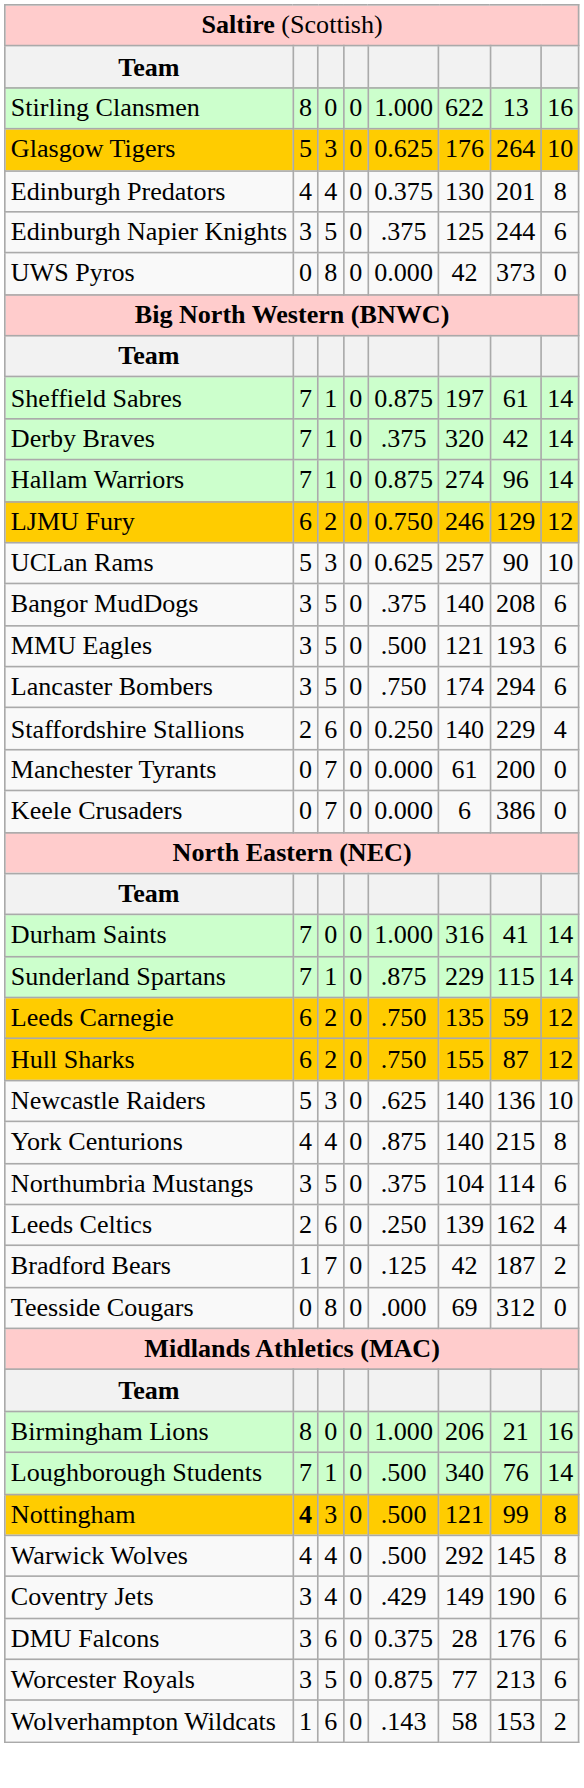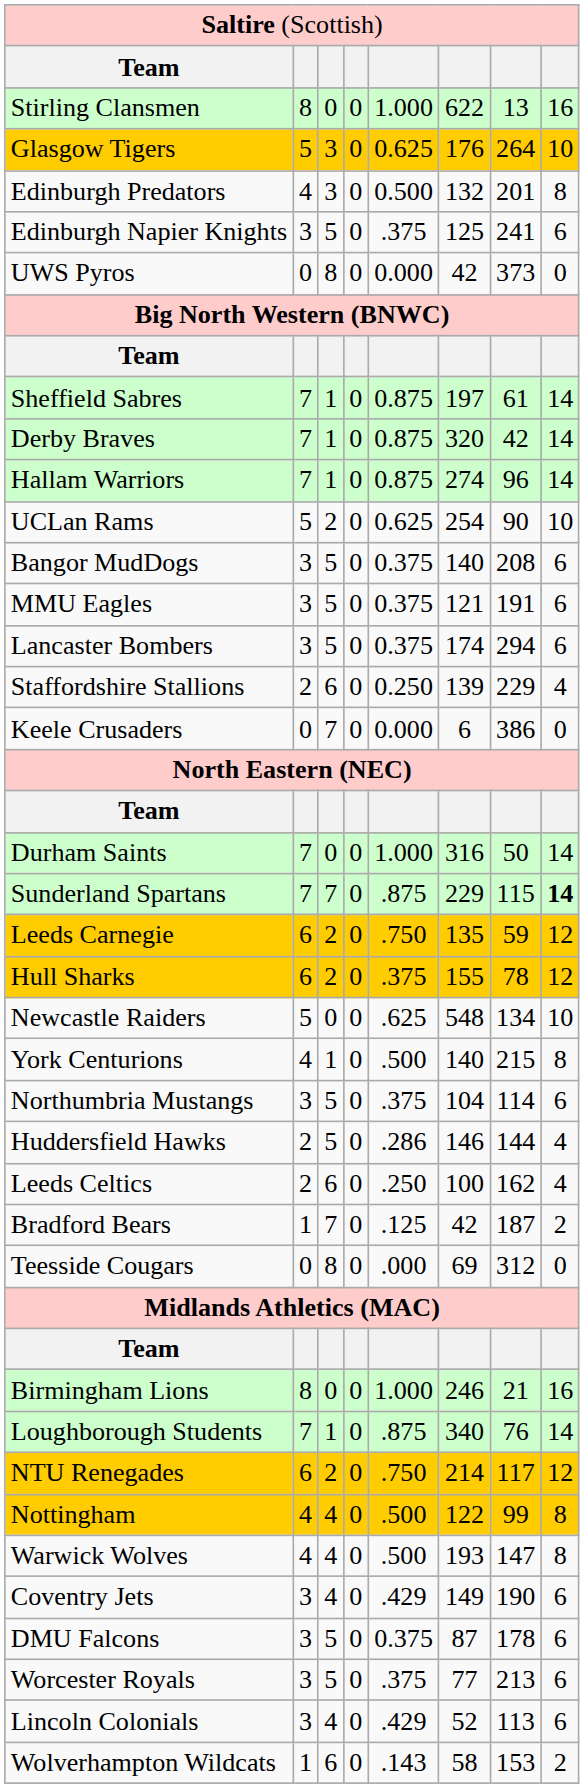(331, 190) 4 -> (331, 190) 3
(404, 190) 0.375 -> (404, 190) 0.500
(465, 190) 130 -> (465, 190) 132
(516, 231) 244 -> (516, 231) 241
(404, 438) .375 -> (404, 438) 0.875
- row: (73, 521)
(331, 562) 3 -> (331, 521) 2
(465, 562) 257 -> (465, 521) 254
(404, 604) .375 -> (404, 562) 0.375
(404, 645) .500 -> (404, 604) 0.375
(516, 645) 193 -> (516, 604) 191
(404, 686) .750 -> (404, 645) 0.375
(465, 728) 140 -> (465, 686) 139
- row: (114, 769)
(516, 935) 41 -> (516, 852) 50
(331, 976) 1 -> (331, 893) 7
(560, 976) normal -> (560, 893) bold
(404, 1059) .750 -> (404, 976) .375
(516, 1059) 87 -> (516, 976) 78
(331, 1100) 3 -> (331, 1017) 0
(465, 1100) 140 -> (465, 1017) 548
(516, 1100) 136 -> (516, 1017) 134
(331, 1141) 4 -> (331, 1059) 1
(404, 1141) .875 -> (404, 1059) .500
+ row: (118, 1141)
(465, 1224) 139 -> (465, 1183) 100
(465, 1431) 206 -> (465, 1390) 246
(404, 1472) .500 -> (404, 1431) .875
+ row: (97, 1472)
(306, 1514) bold -> (306, 1514) normal
(331, 1514) 3 -> (331, 1514) 4
(465, 1514) 121 -> (465, 1514) 122
(465, 1555) 292 -> (465, 1555) 193
(516, 1555) 145 -> (516, 1555) 147
(331, 1638) 6 -> (331, 1638) 5
(465, 1638) 28 -> (465, 1638) 87
(516, 1638) 176 -> (516, 1638) 178
(404, 1679) 0.875 -> (404, 1679) .375
+ row: (105, 1720)
